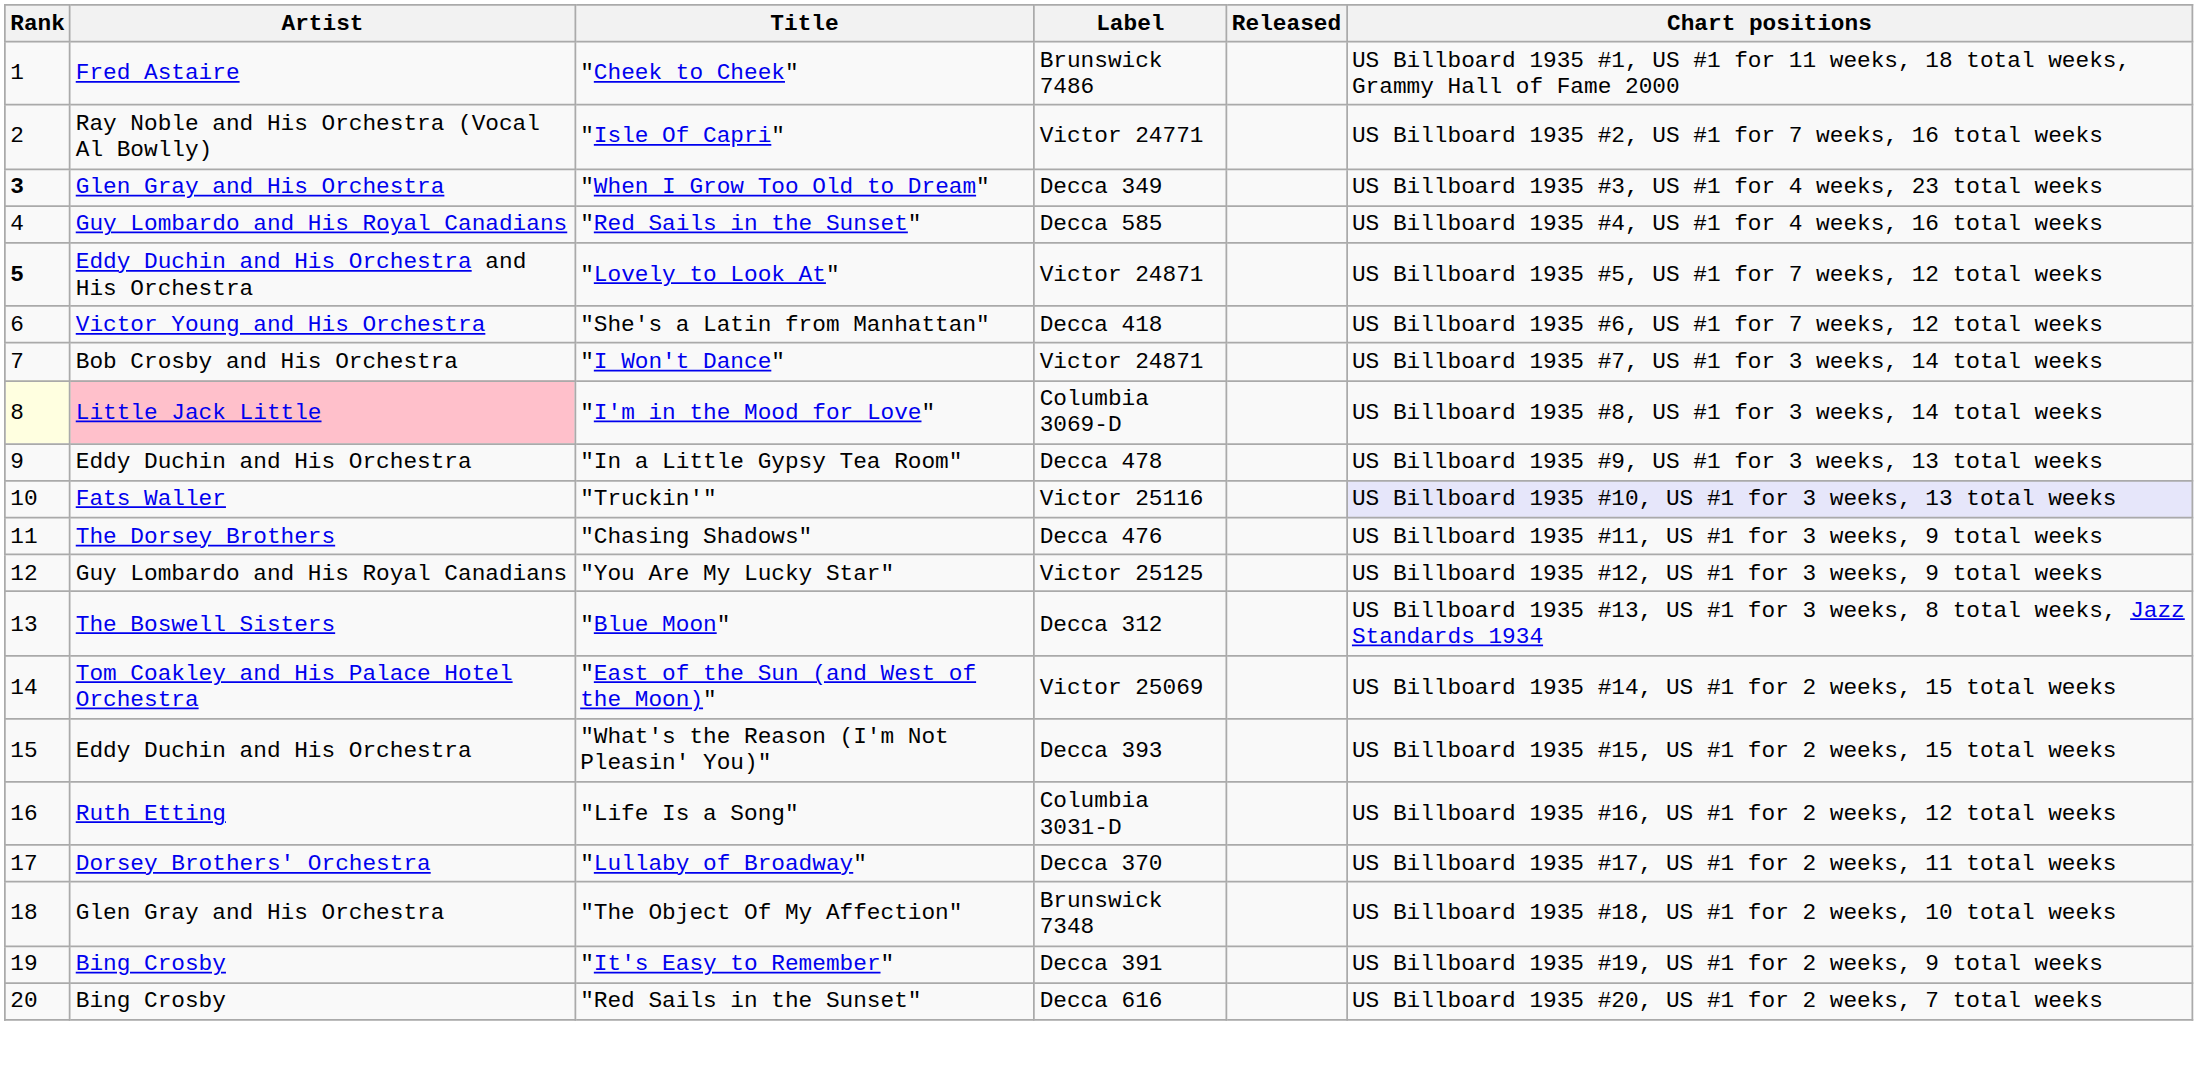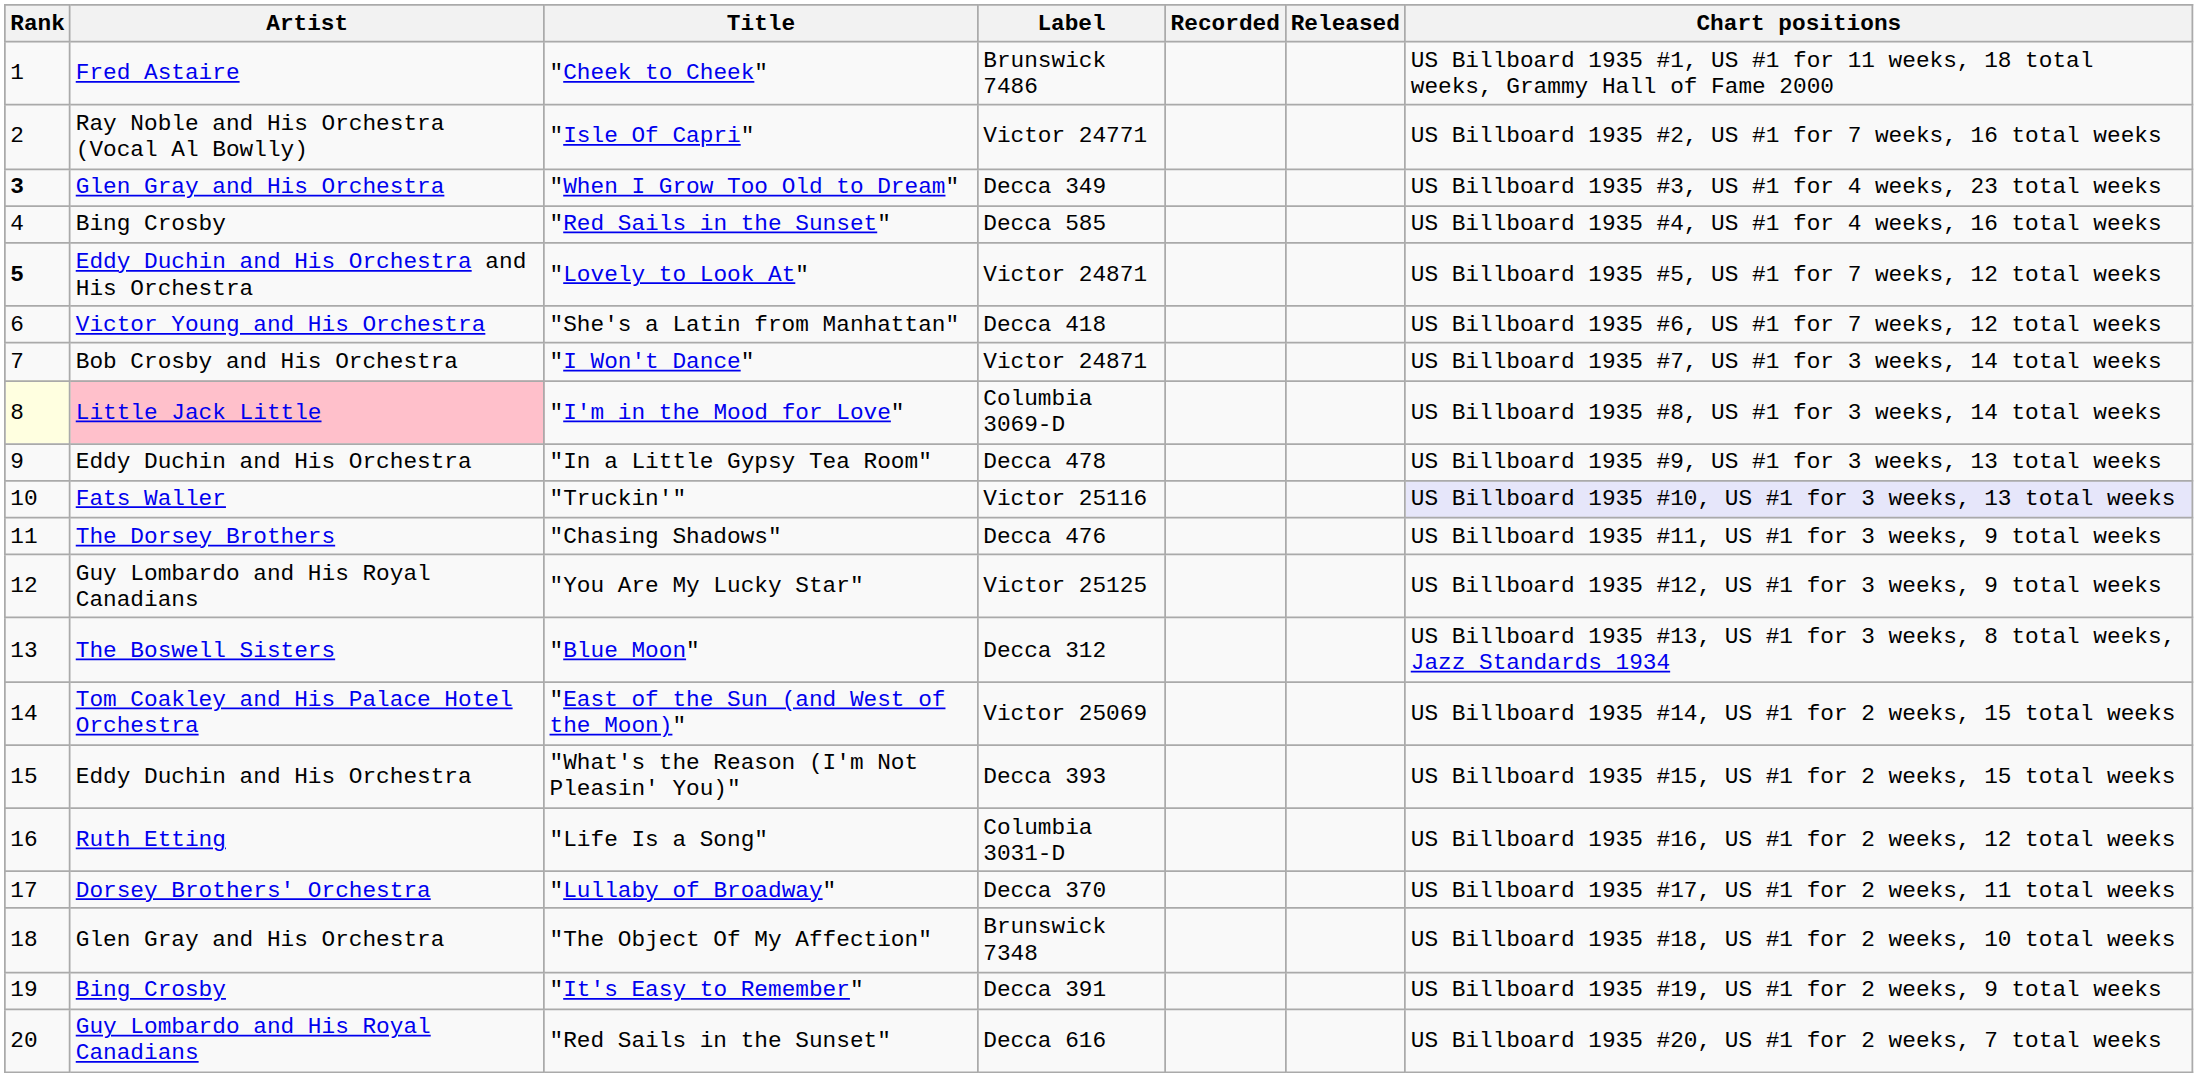+ column: (1225, 23)
(322, 224) Guy Lombardo and His Royal Canadians -> (151, 224) Bing Crosby
(151, 1001) Bing Crosby -> (253, 1041) Guy Lombardo and His Royal Canadians
